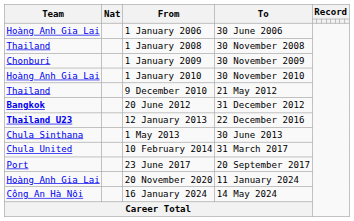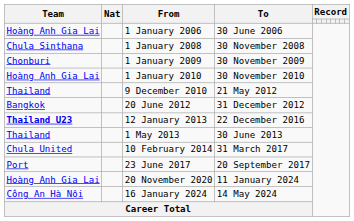(28, 46) Thailand -> (45, 46) Chula Sinthana
(26, 105) bold -> (26, 105) normal
(45, 135) Chula Sinthana -> (28, 135) Thailand
